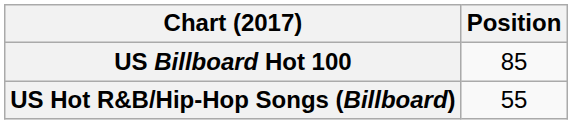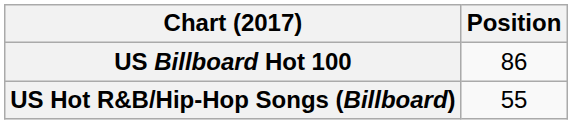(514, 61) 85 -> (514, 61) 86
